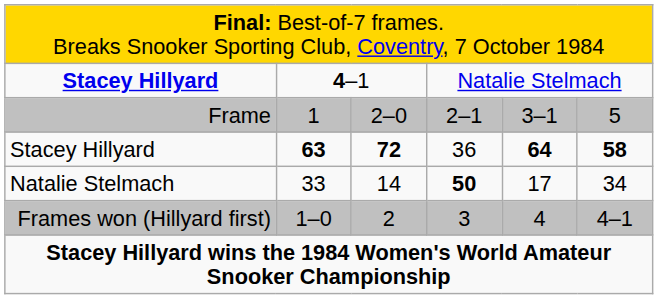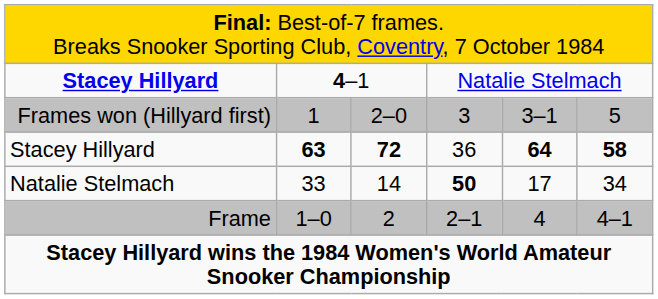(240, 115) Frame -> (144, 115) Frames won (Hillyard first)
(464, 115) 2–1 -> (464, 115) 3
(144, 218) Frames won (Hillyard first) -> (240, 218) Frame
(464, 218) 3 -> (464, 218) 2–1
